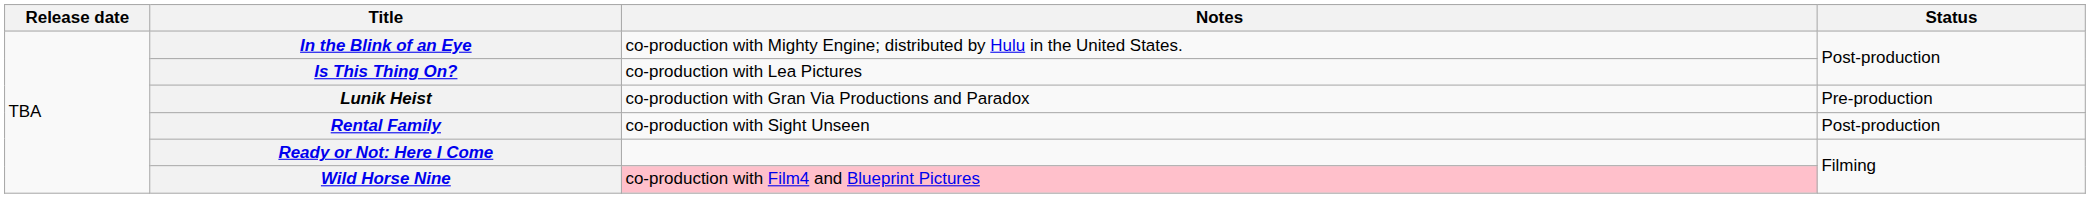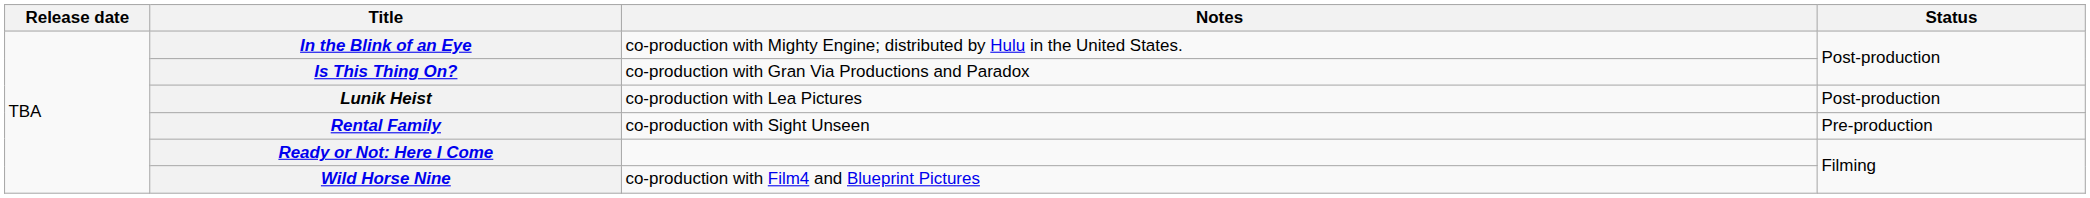(744, 71) co-production with Lea Pictures -> (828, 71) co-production with Gran Via Productions and Paradox
(828, 98) co-production with Gran Via Productions and Paradox -> (744, 98) co-production with Lea Pictures
(1877, 98) Pre-production -> (1881, 98) Post-production
(1881, 125) Post-production -> (1877, 125) Pre-production
(803, 179) pink background -> (803, 179) no background
